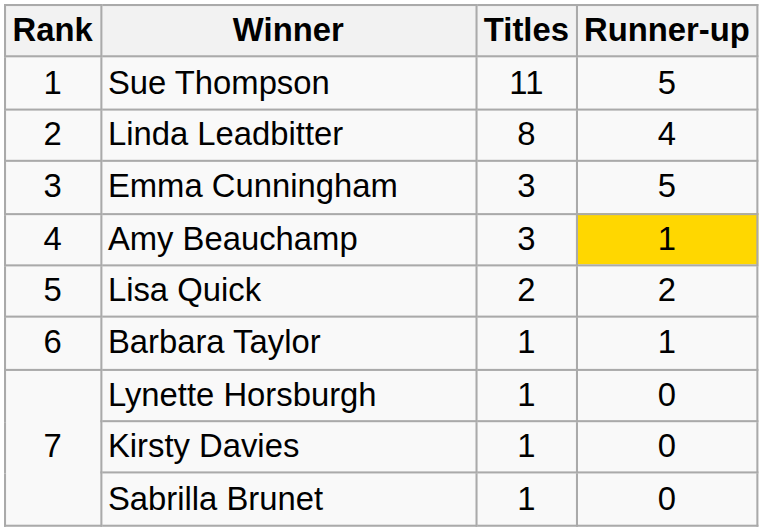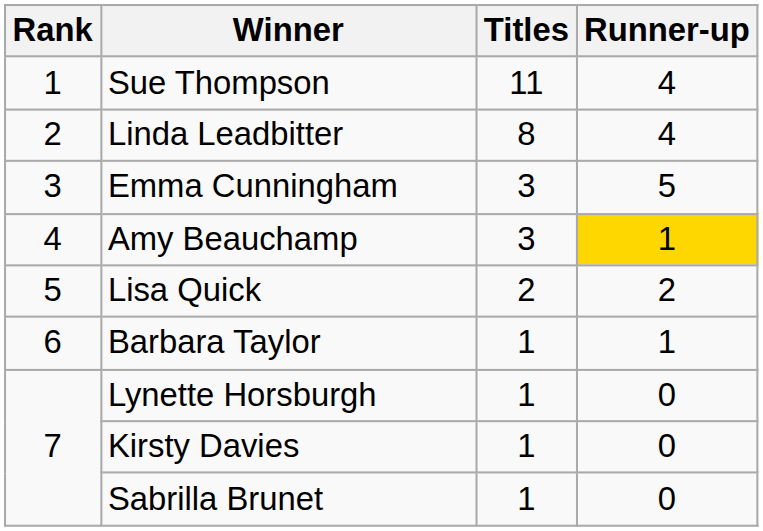(667, 82) 5 -> (667, 82) 4
